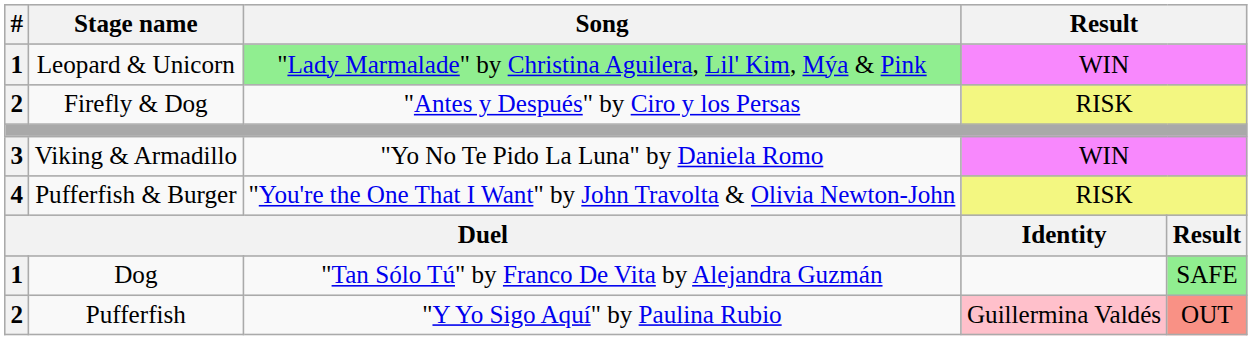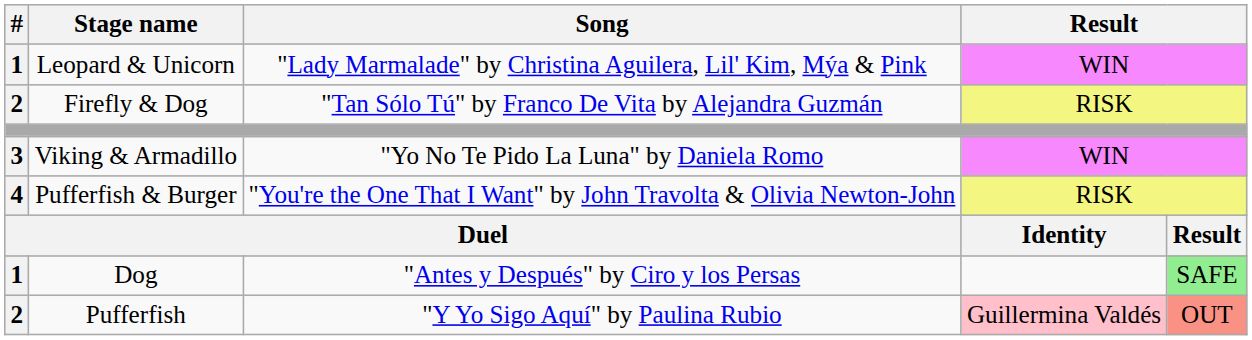(602, 64) lightgreen background -> (602, 64) no background
(602, 104) "Antes y Después" by Ciro y los Persas -> (602, 104) "Tan Sólo Tú" by Franco De Vita by Alejandra Guzmán
(602, 275) "Tan Sólo Tú" by Franco De Vita by Alejandra Guzmán -> (602, 275) "Antes y Después" by Ciro y los Persas
